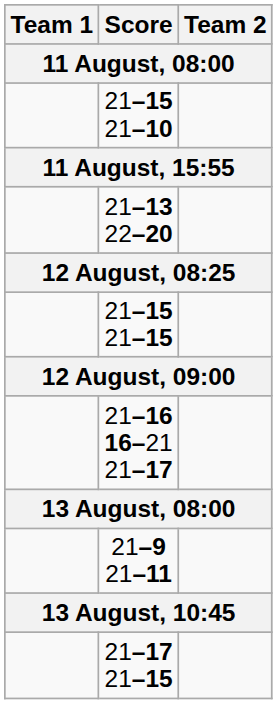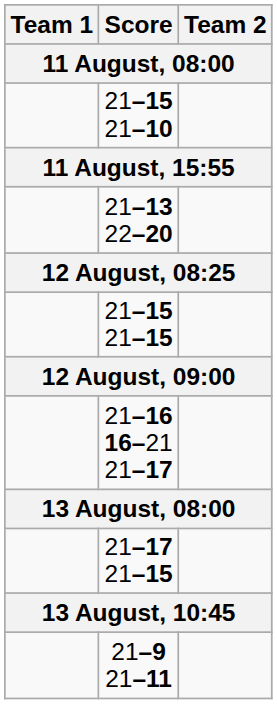rows swapped: (139, 561) <-> (139, 665)
